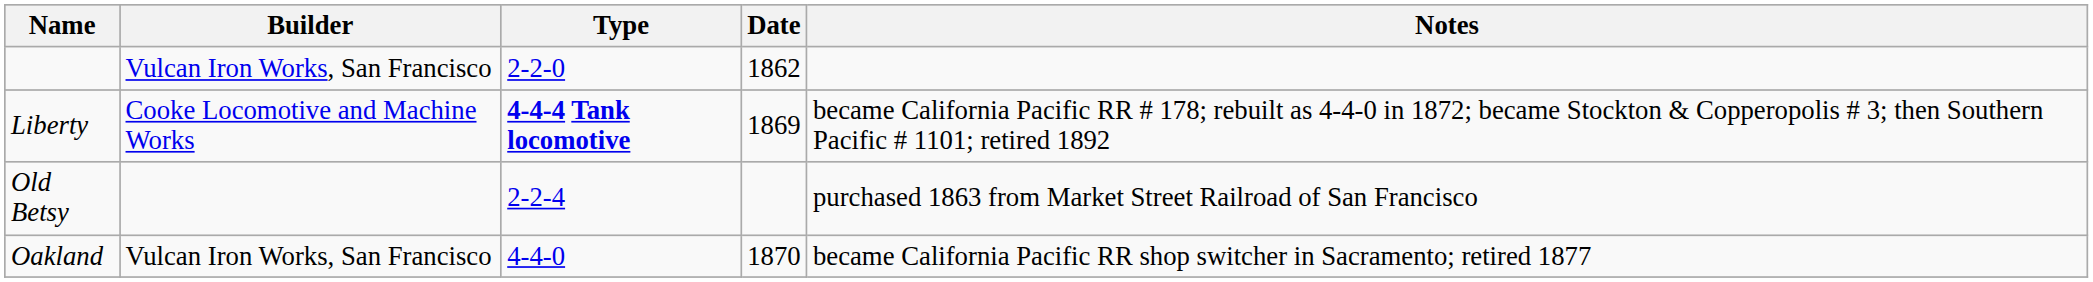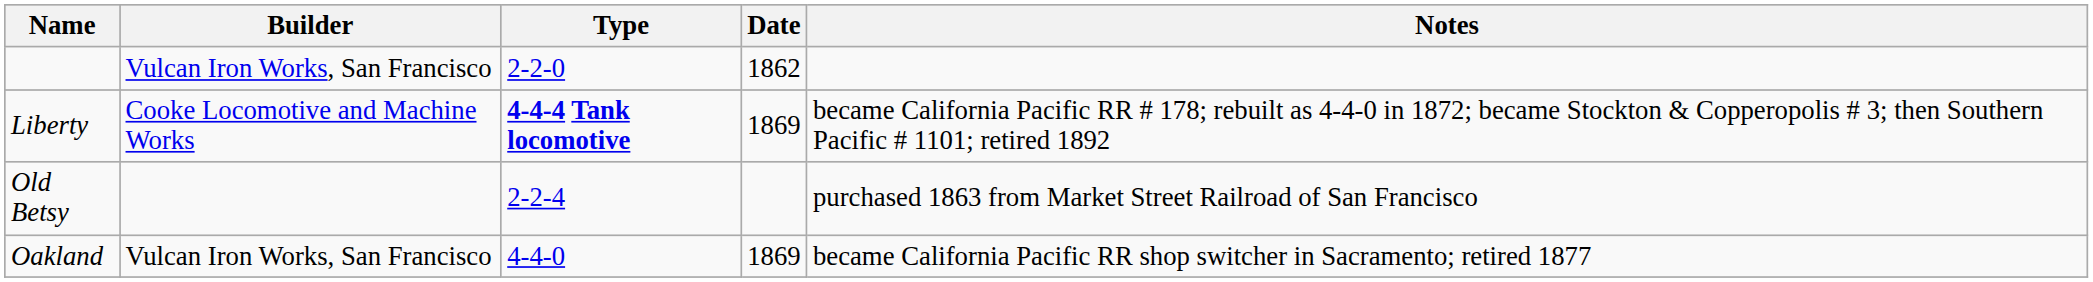(774, 255) 1870 -> (774, 255) 1869
